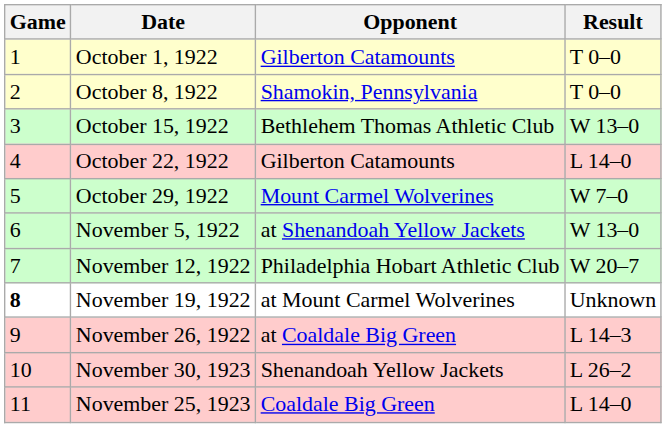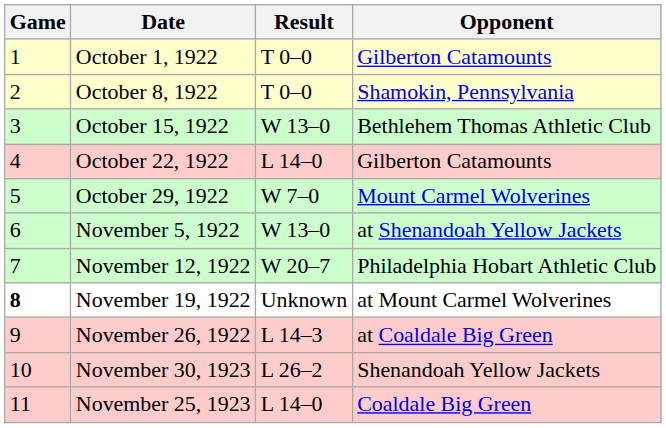columns swapped: (410, 21) <-> (613, 21)
